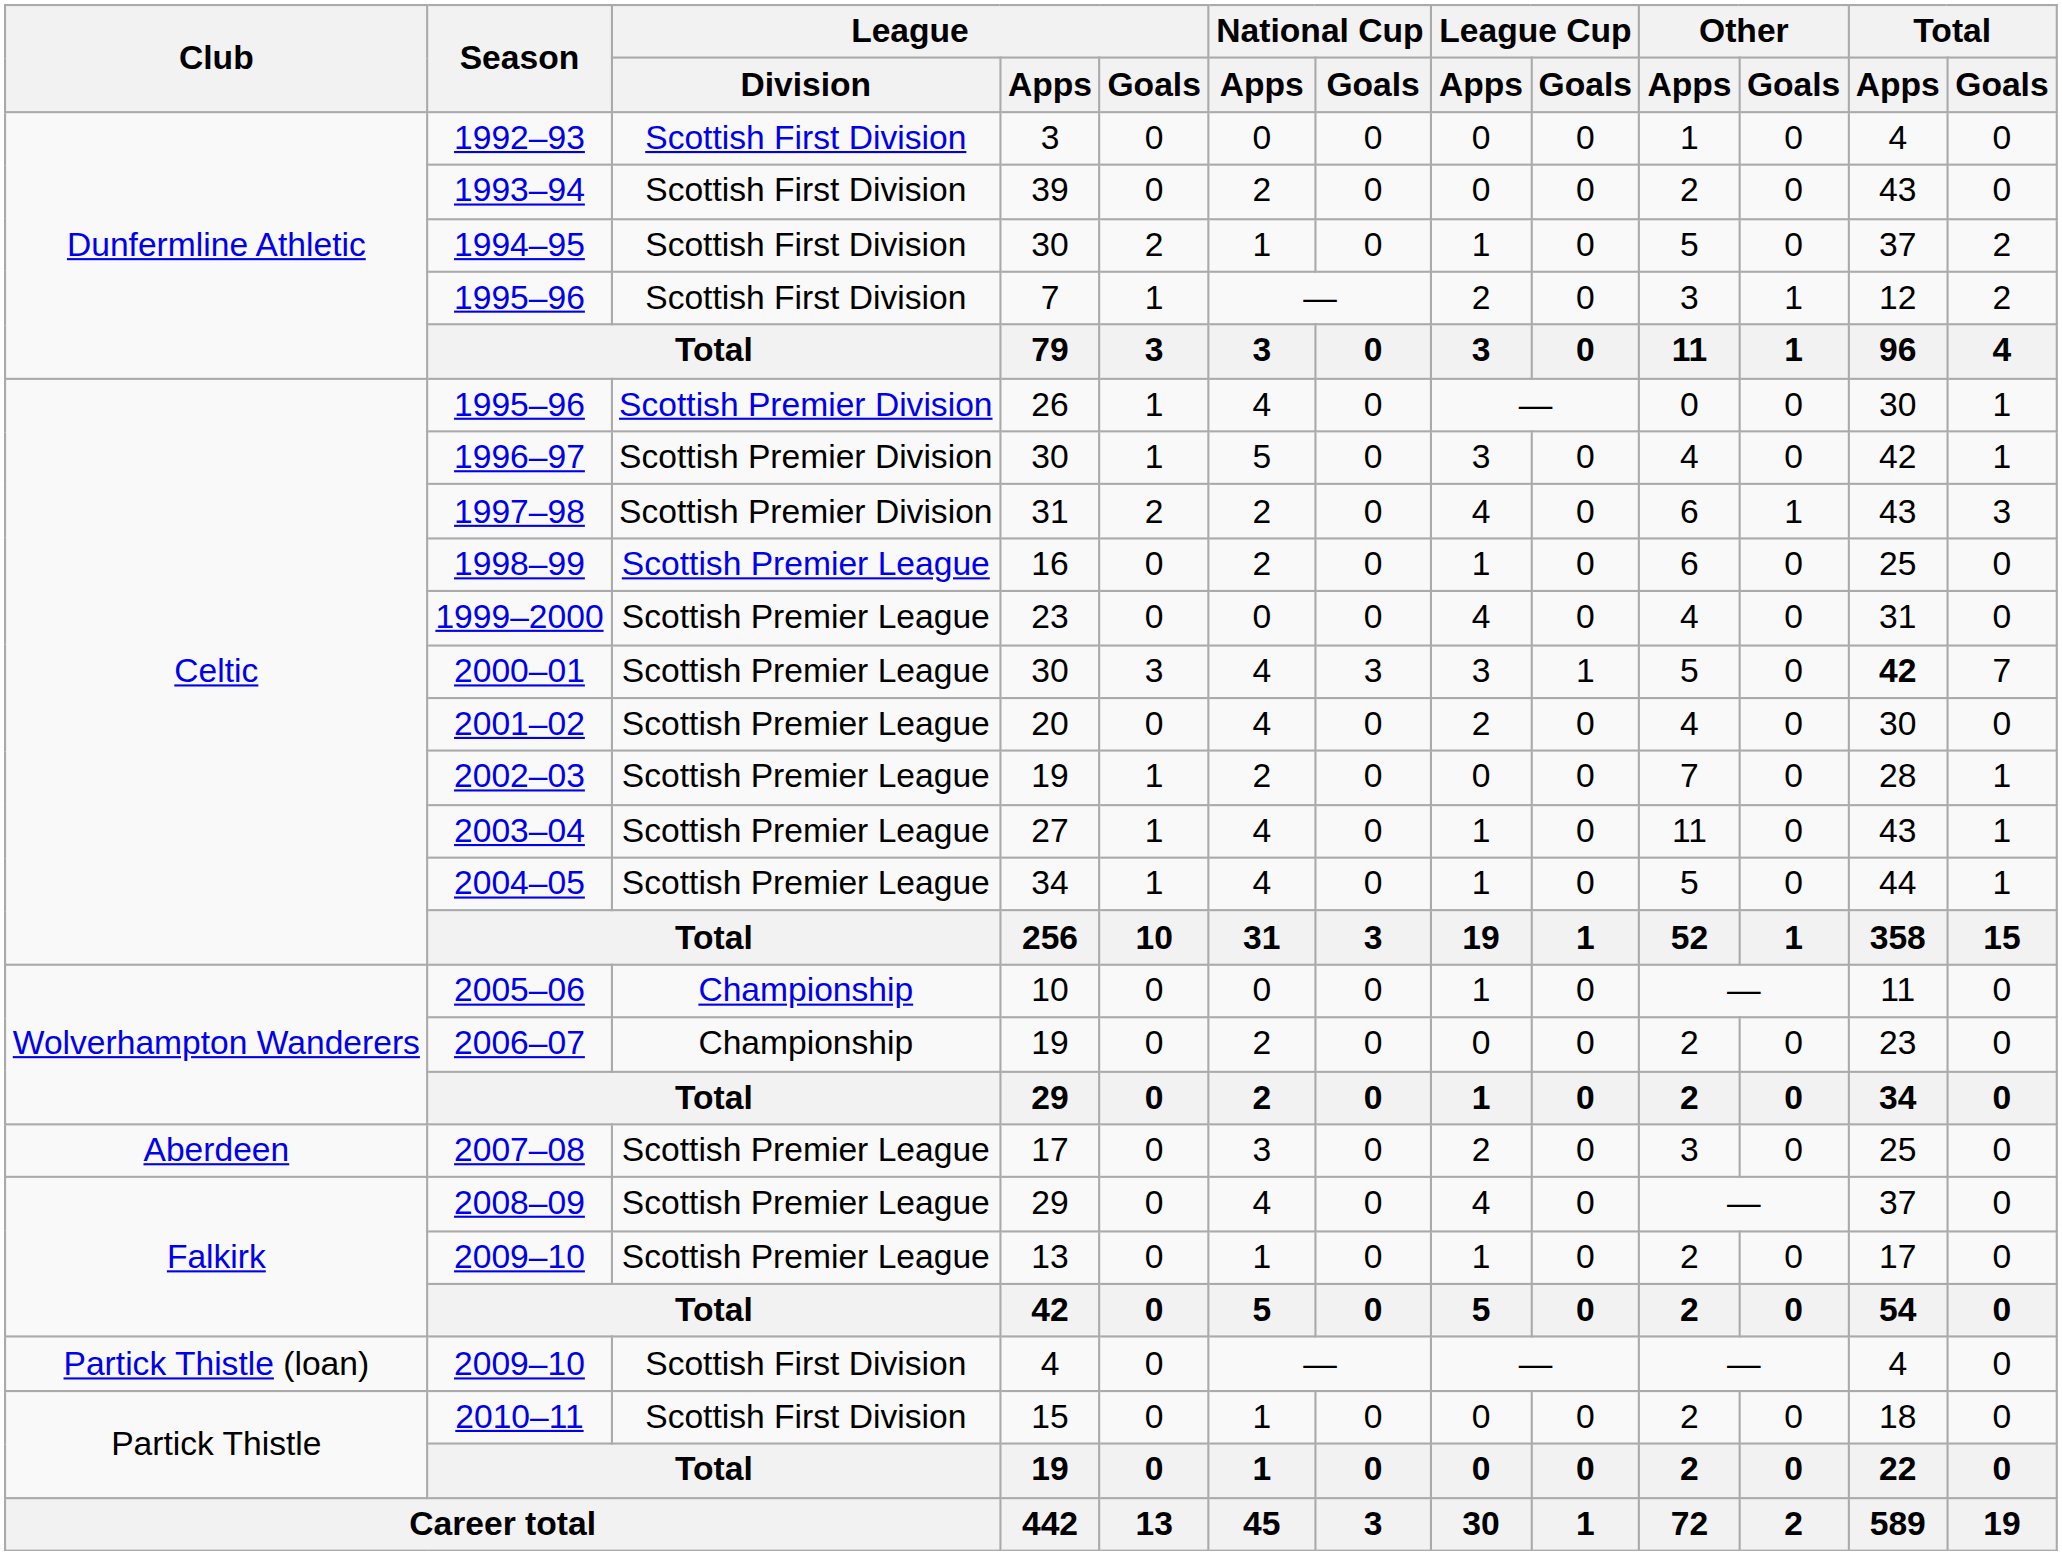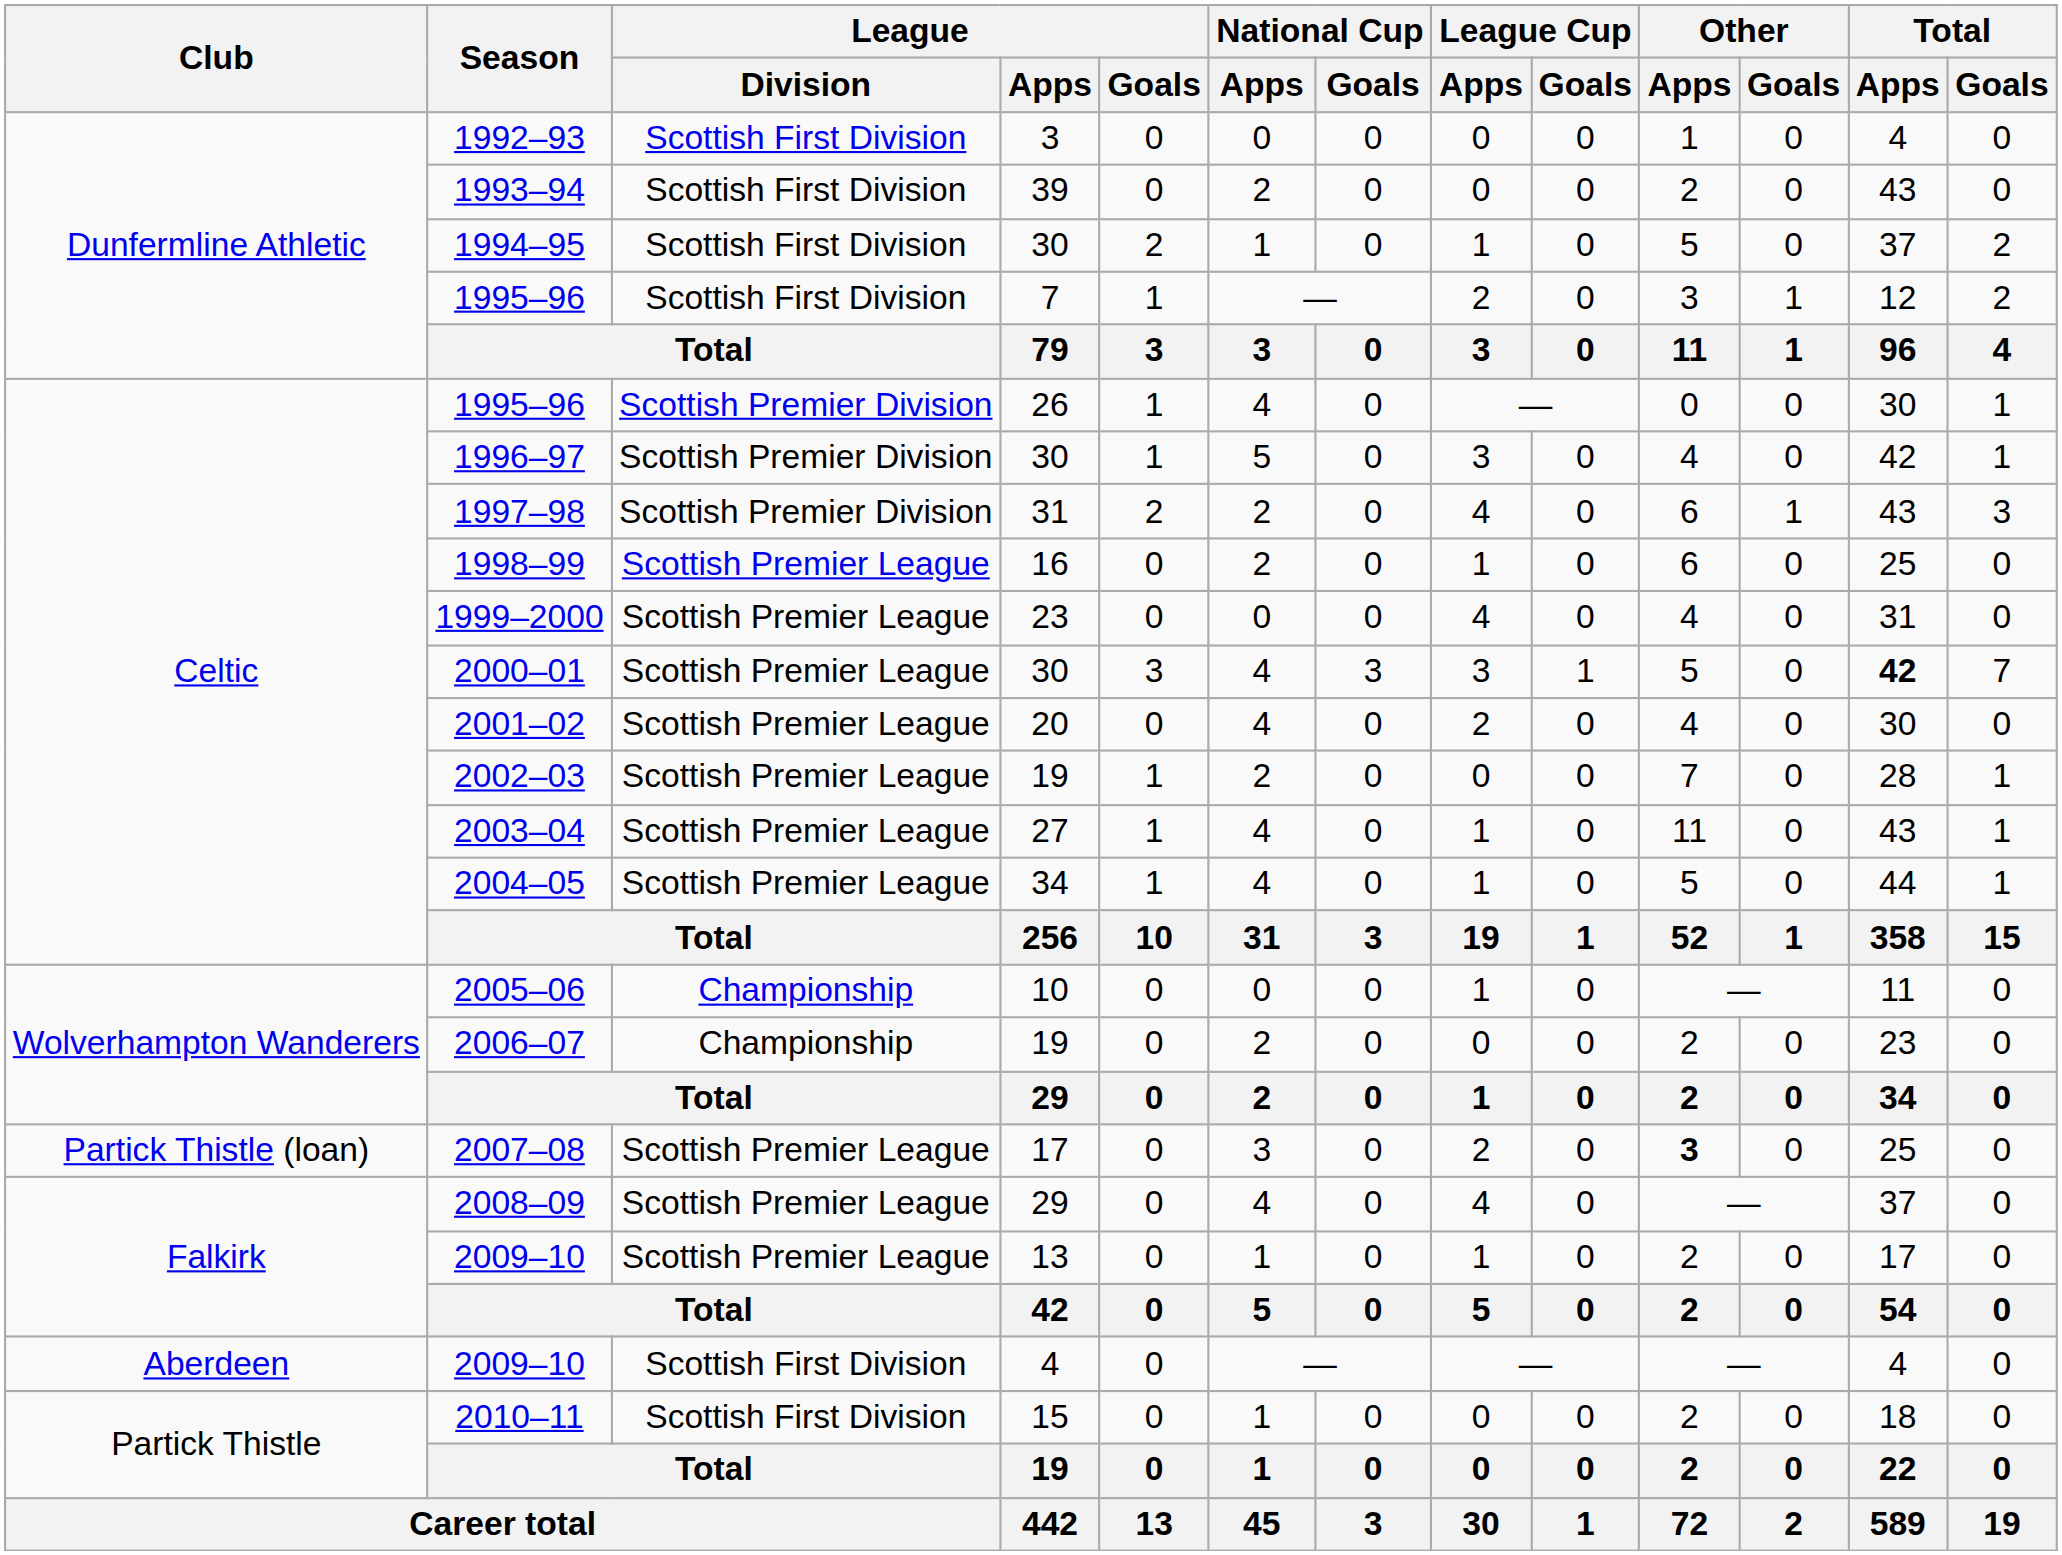(216, 1150) Aberdeen -> (216, 1150) Partick Thistle (loan)
(1689, 1150) normal -> (1689, 1150) bold
(216, 1363) Partick Thistle (loan) -> (216, 1363) Aberdeen
